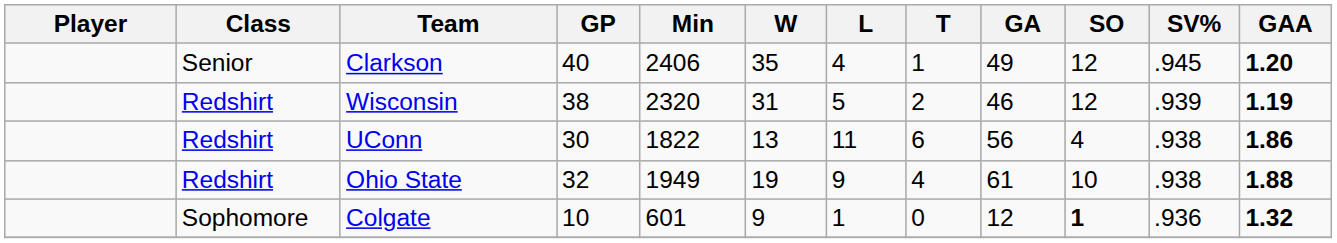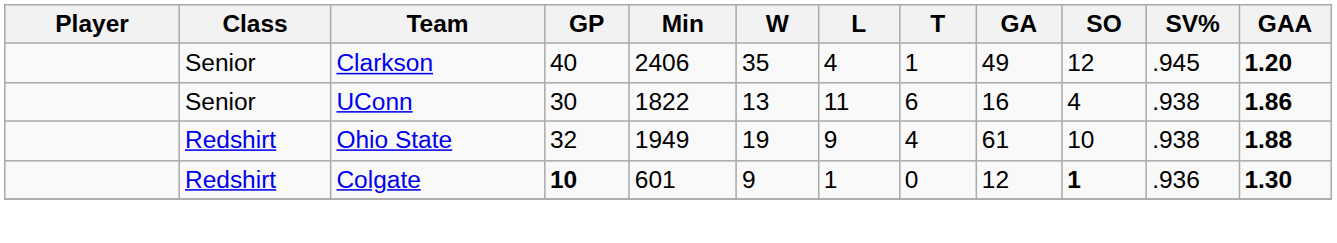- row: (402, 101)
(227, 140) Redshirt -> (220, 101) Senior
(1000, 140) 56 -> (995, 101) 16
(245, 218) Sophomore -> (231, 179) Redshirt
(576, 218) normal -> (564, 179) bold
(1269, 218) 1.32 -> (1268, 179) 1.30
